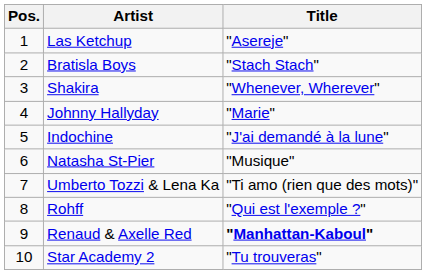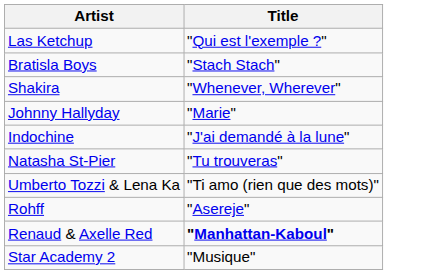- column: (24, 16)
(257, 40) "Asereje" -> (257, 40) "Qui est l'exemple ?"
(260, 161) "Musique" -> (235, 161) "Tu trouveras"
(296, 209) "Qui est l'exemple ?" -> (218, 209) "Asereje"
(274, 257) "Tu trouveras" -> (221, 257) "Musique"
